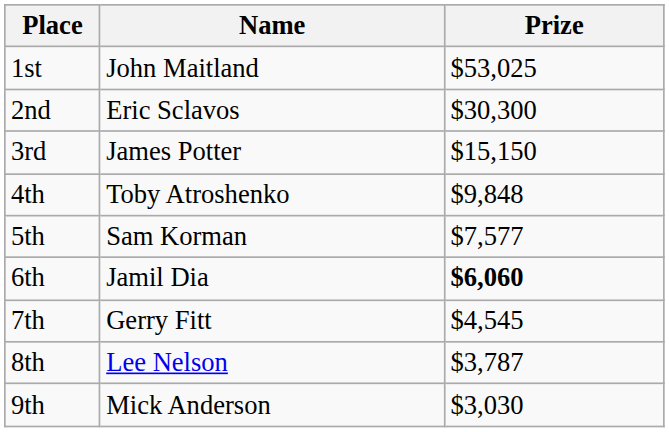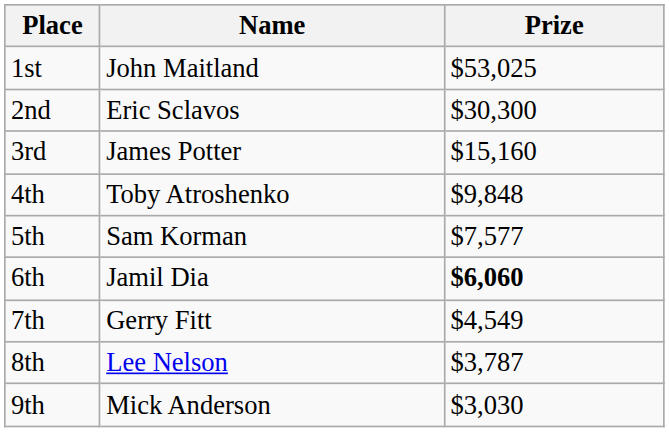(494, 151) $15,150 -> (494, 151) $15,160
(487, 320) $4,545 -> (487, 320) $4,549
